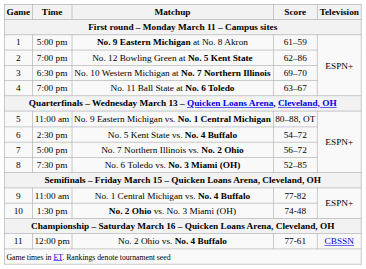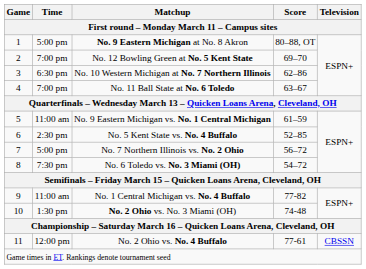(295, 42) 61–59 -> (295, 42) 80–88, OT
(295, 58) 62–86 -> (295, 58) 69–70
(295, 73) 69–70 -> (295, 73) 62–86
(295, 119) 80–88, OT -> (295, 119) 61–59
(295, 134) 54–72 -> (295, 134) 52–85
(295, 165) 52–85 -> (295, 165) 54–72
